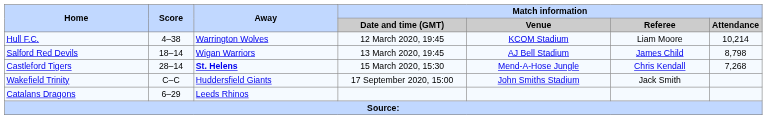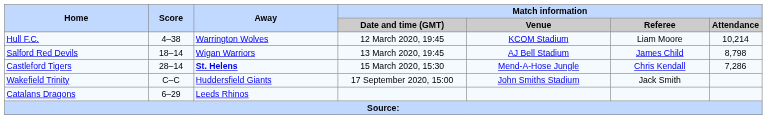(736, 66) 7,268 -> (736, 66) 7,286
